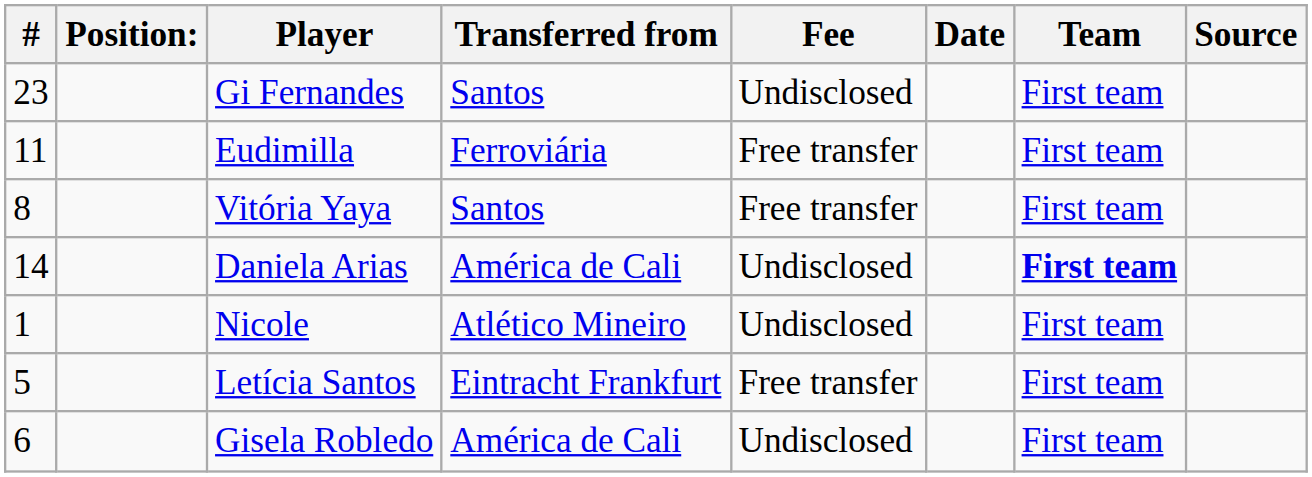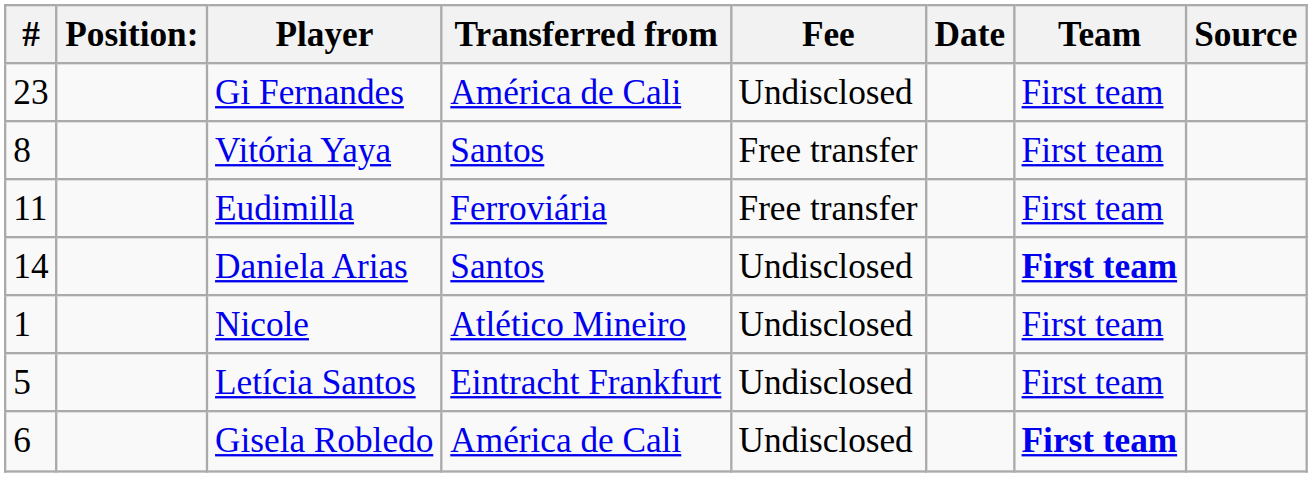(497, 91) Santos -> (566, 91) América de Cali
rows swapped: (285, 150) <-> (303, 208)
(566, 266) América de Cali -> (497, 266) Santos
(828, 382) Free transfer -> (826, 382) Undisclosed
(1093, 440) normal -> (1099, 440) bold
